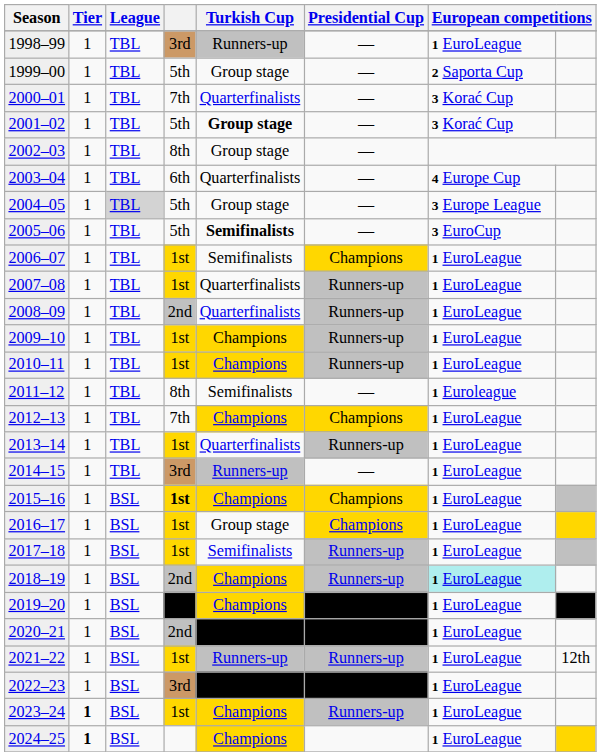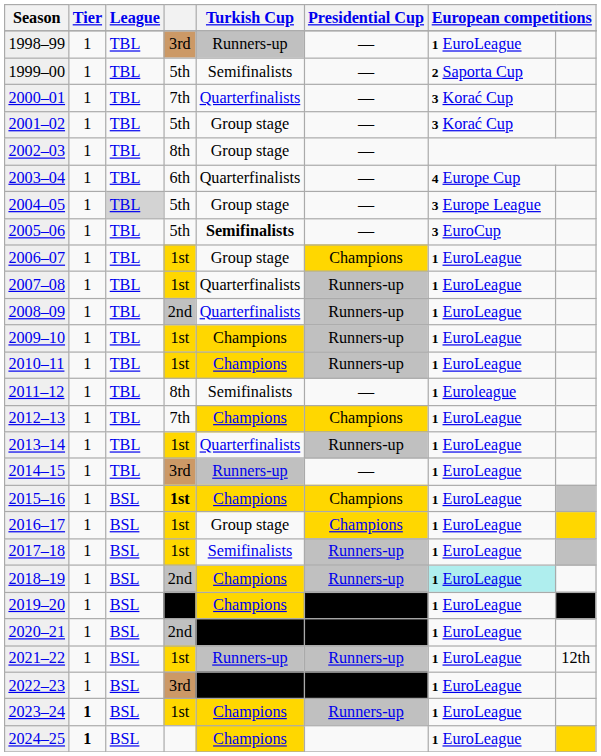(250, 70) Group stage -> (250, 70) Semifinalists
(250, 124) bold -> (250, 124) normal
(250, 257) Semifinalists -> (250, 257) Group stage
